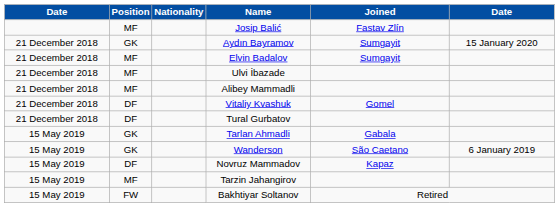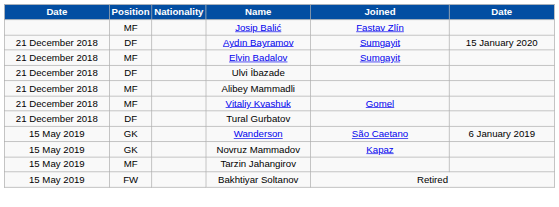(131, 43) GK -> (131, 43) DF
(131, 73) MF -> (131, 73) DF
(131, 104) DF -> (131, 104) MF
- row: (258, 134)
(131, 165) DF -> (131, 150) GK
